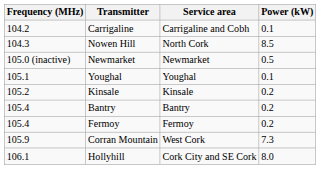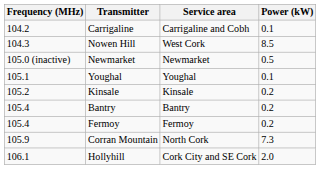(186, 44) North Cork -> (184, 44) West Cork
(184, 140) West Cork -> (186, 140) North Cork
(267, 156) 8.0 -> (267, 156) 2.0
